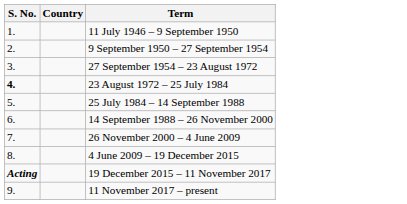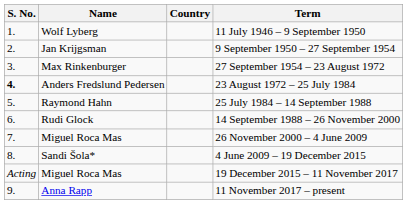+ column: (103, 13)
(22, 173) bold -> (22, 173) normal
